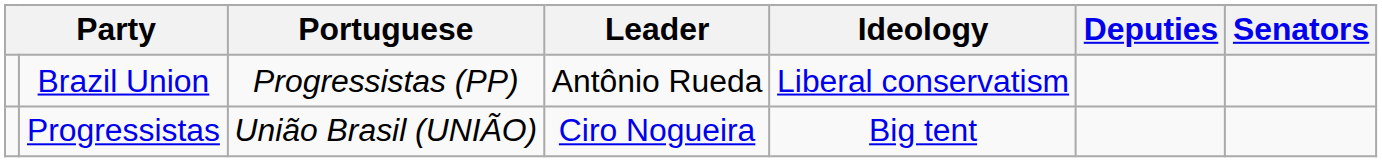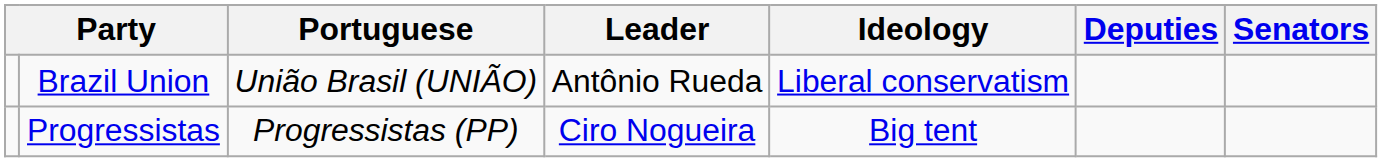(386, 80) Progressistas (PP) -> (386, 80) União Brasil (UNIÃO)
(386, 130) União Brasil (UNIÃO) -> (386, 130) Progressistas (PP)
